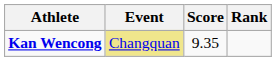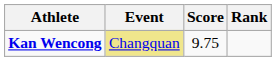(205, 43) 9.35 -> (205, 43) 9.75
